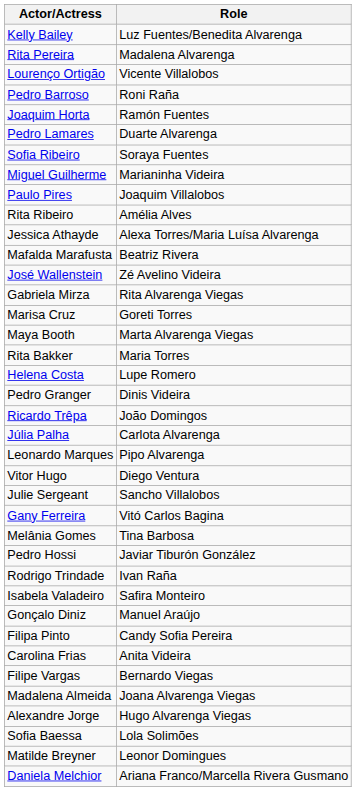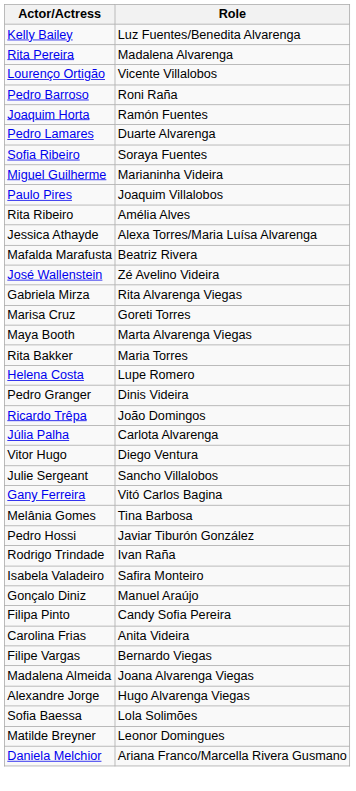- row: (60, 455)
